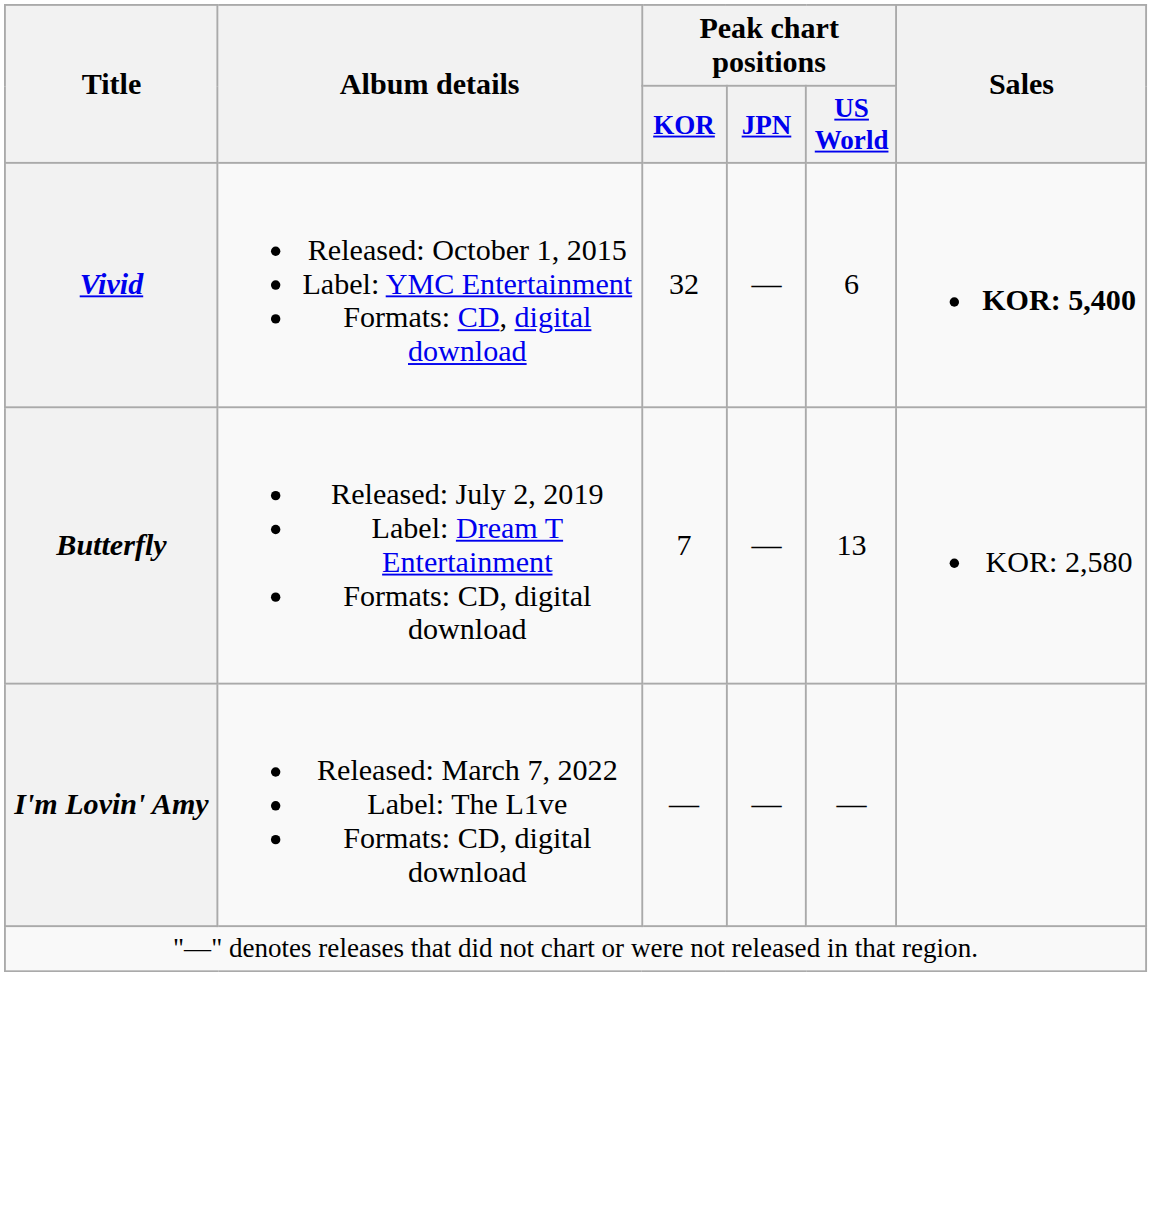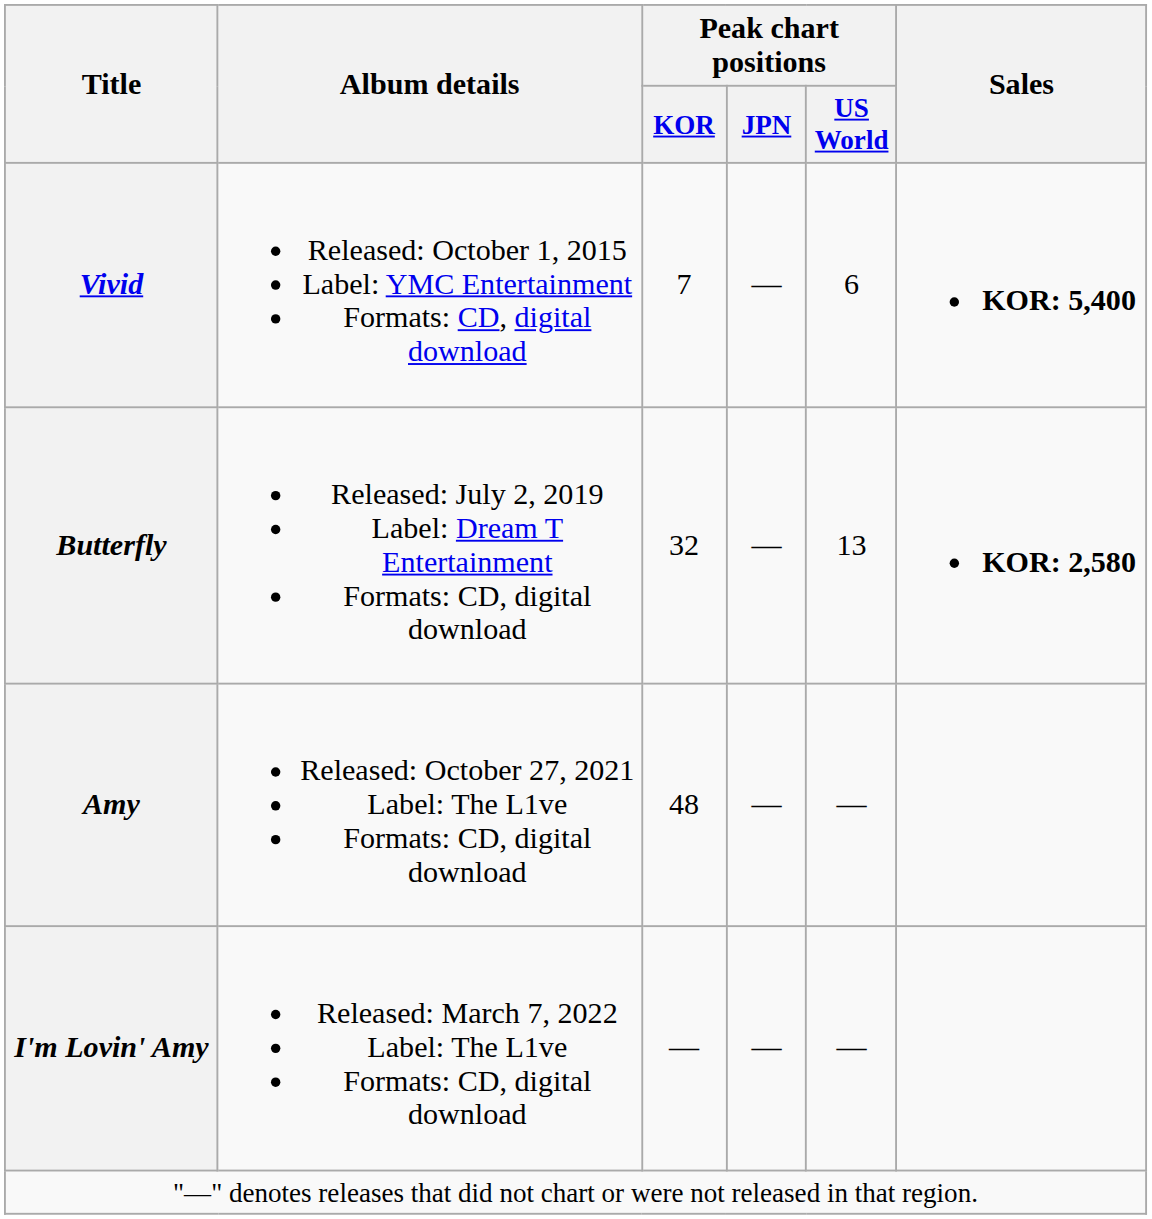(684, 284) 32 -> (684, 284) 7
(684, 544) 7 -> (684, 544) 32
(1021, 562) normal -> (1021, 562) bold
+ row: (111, 804)
